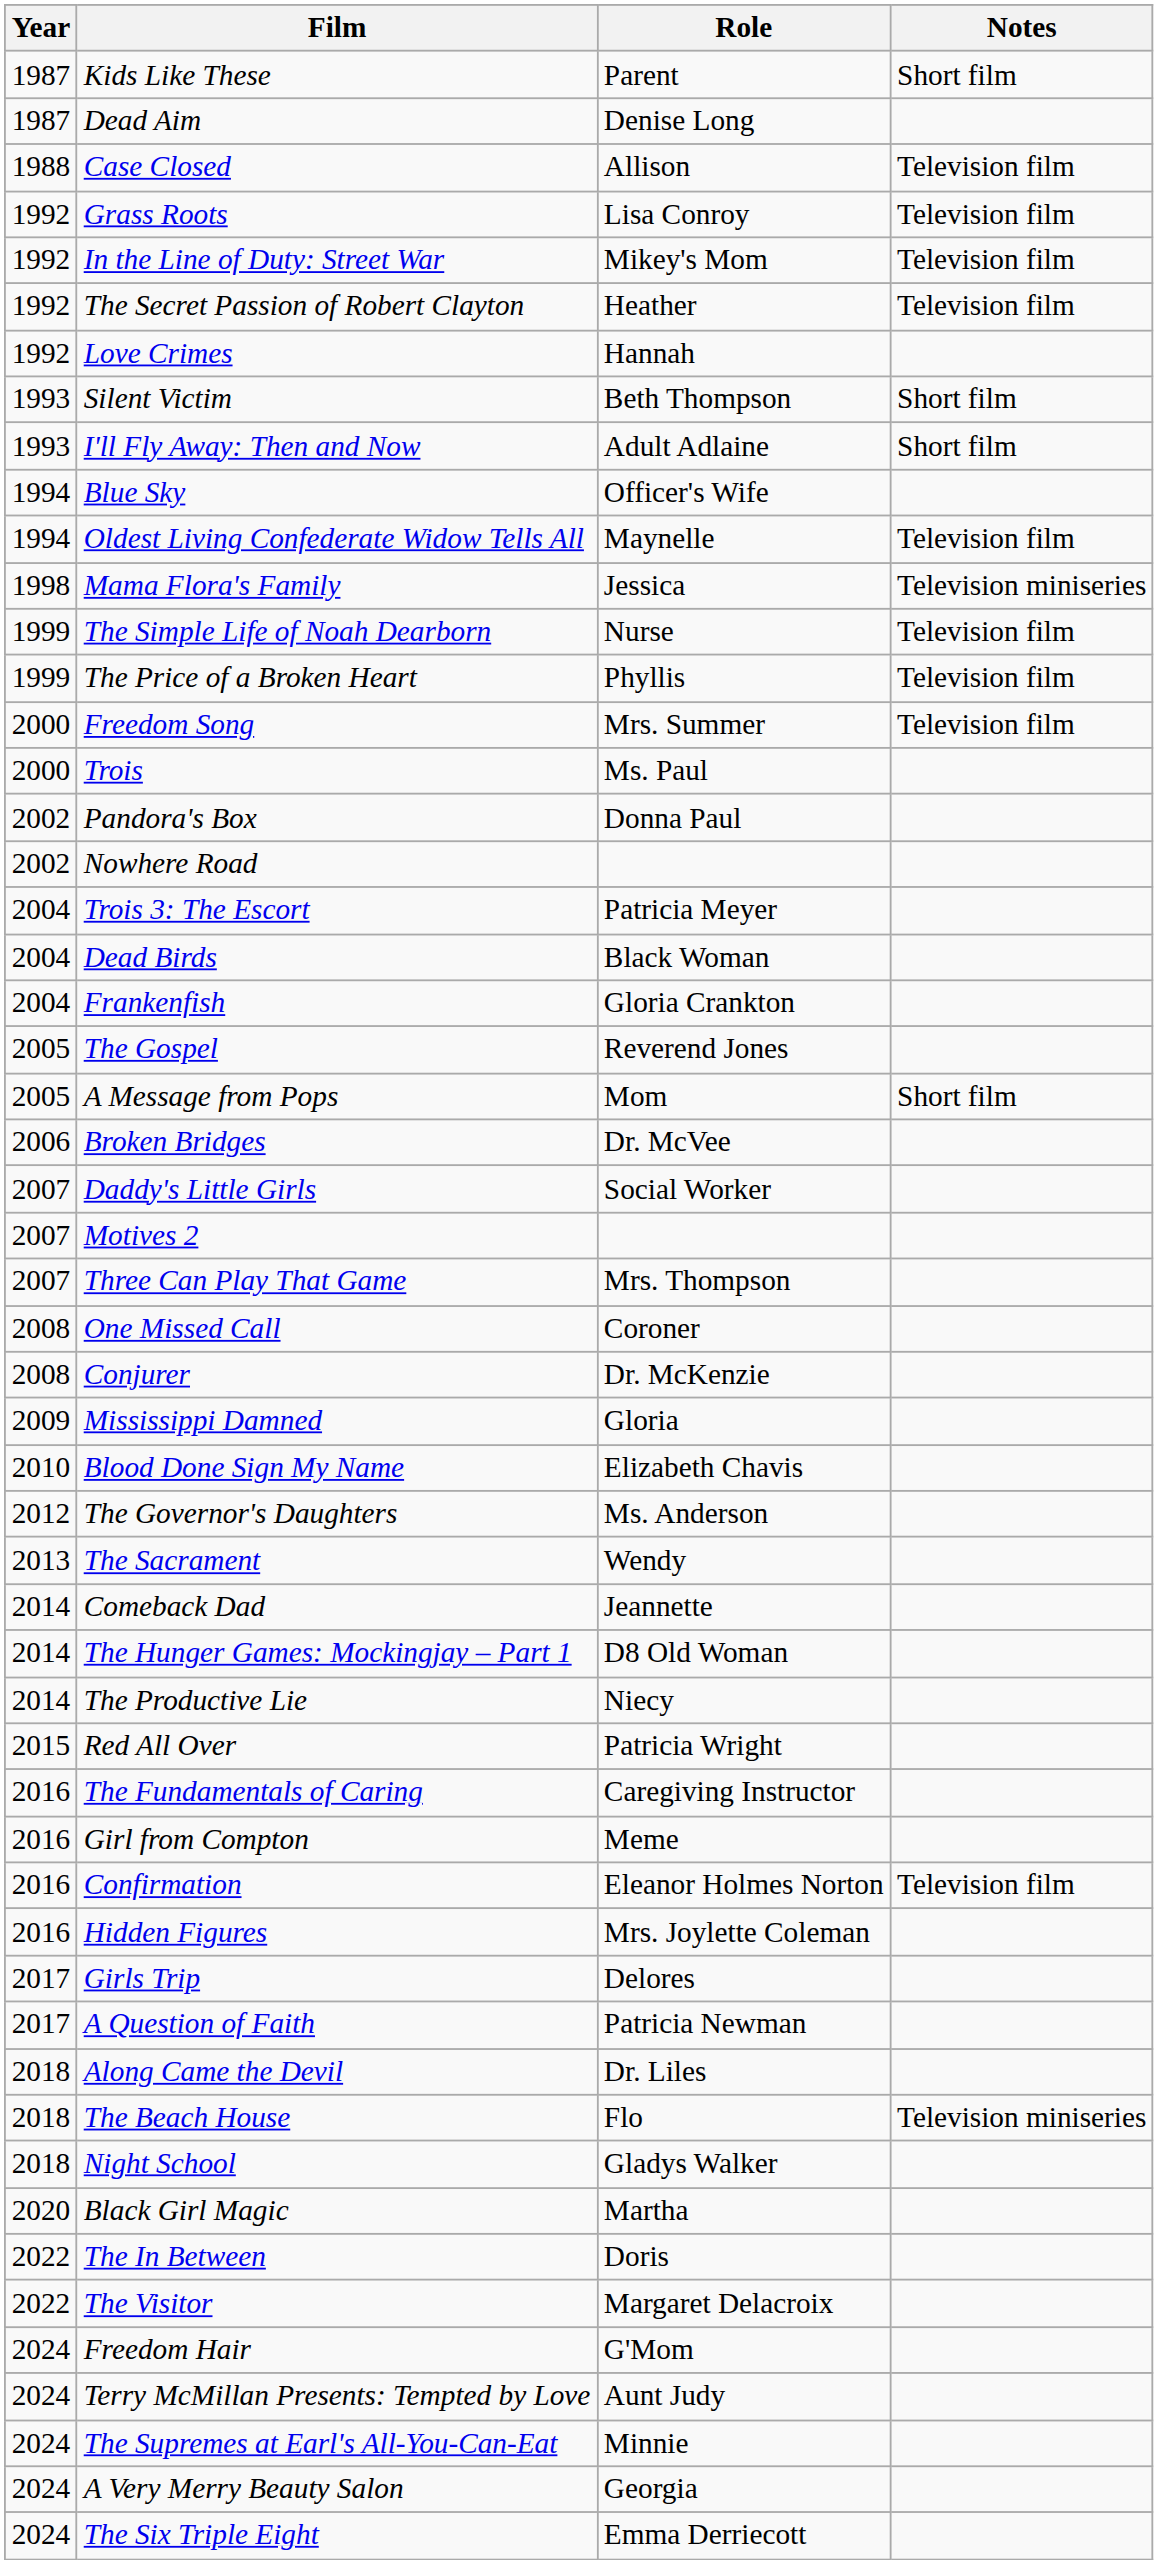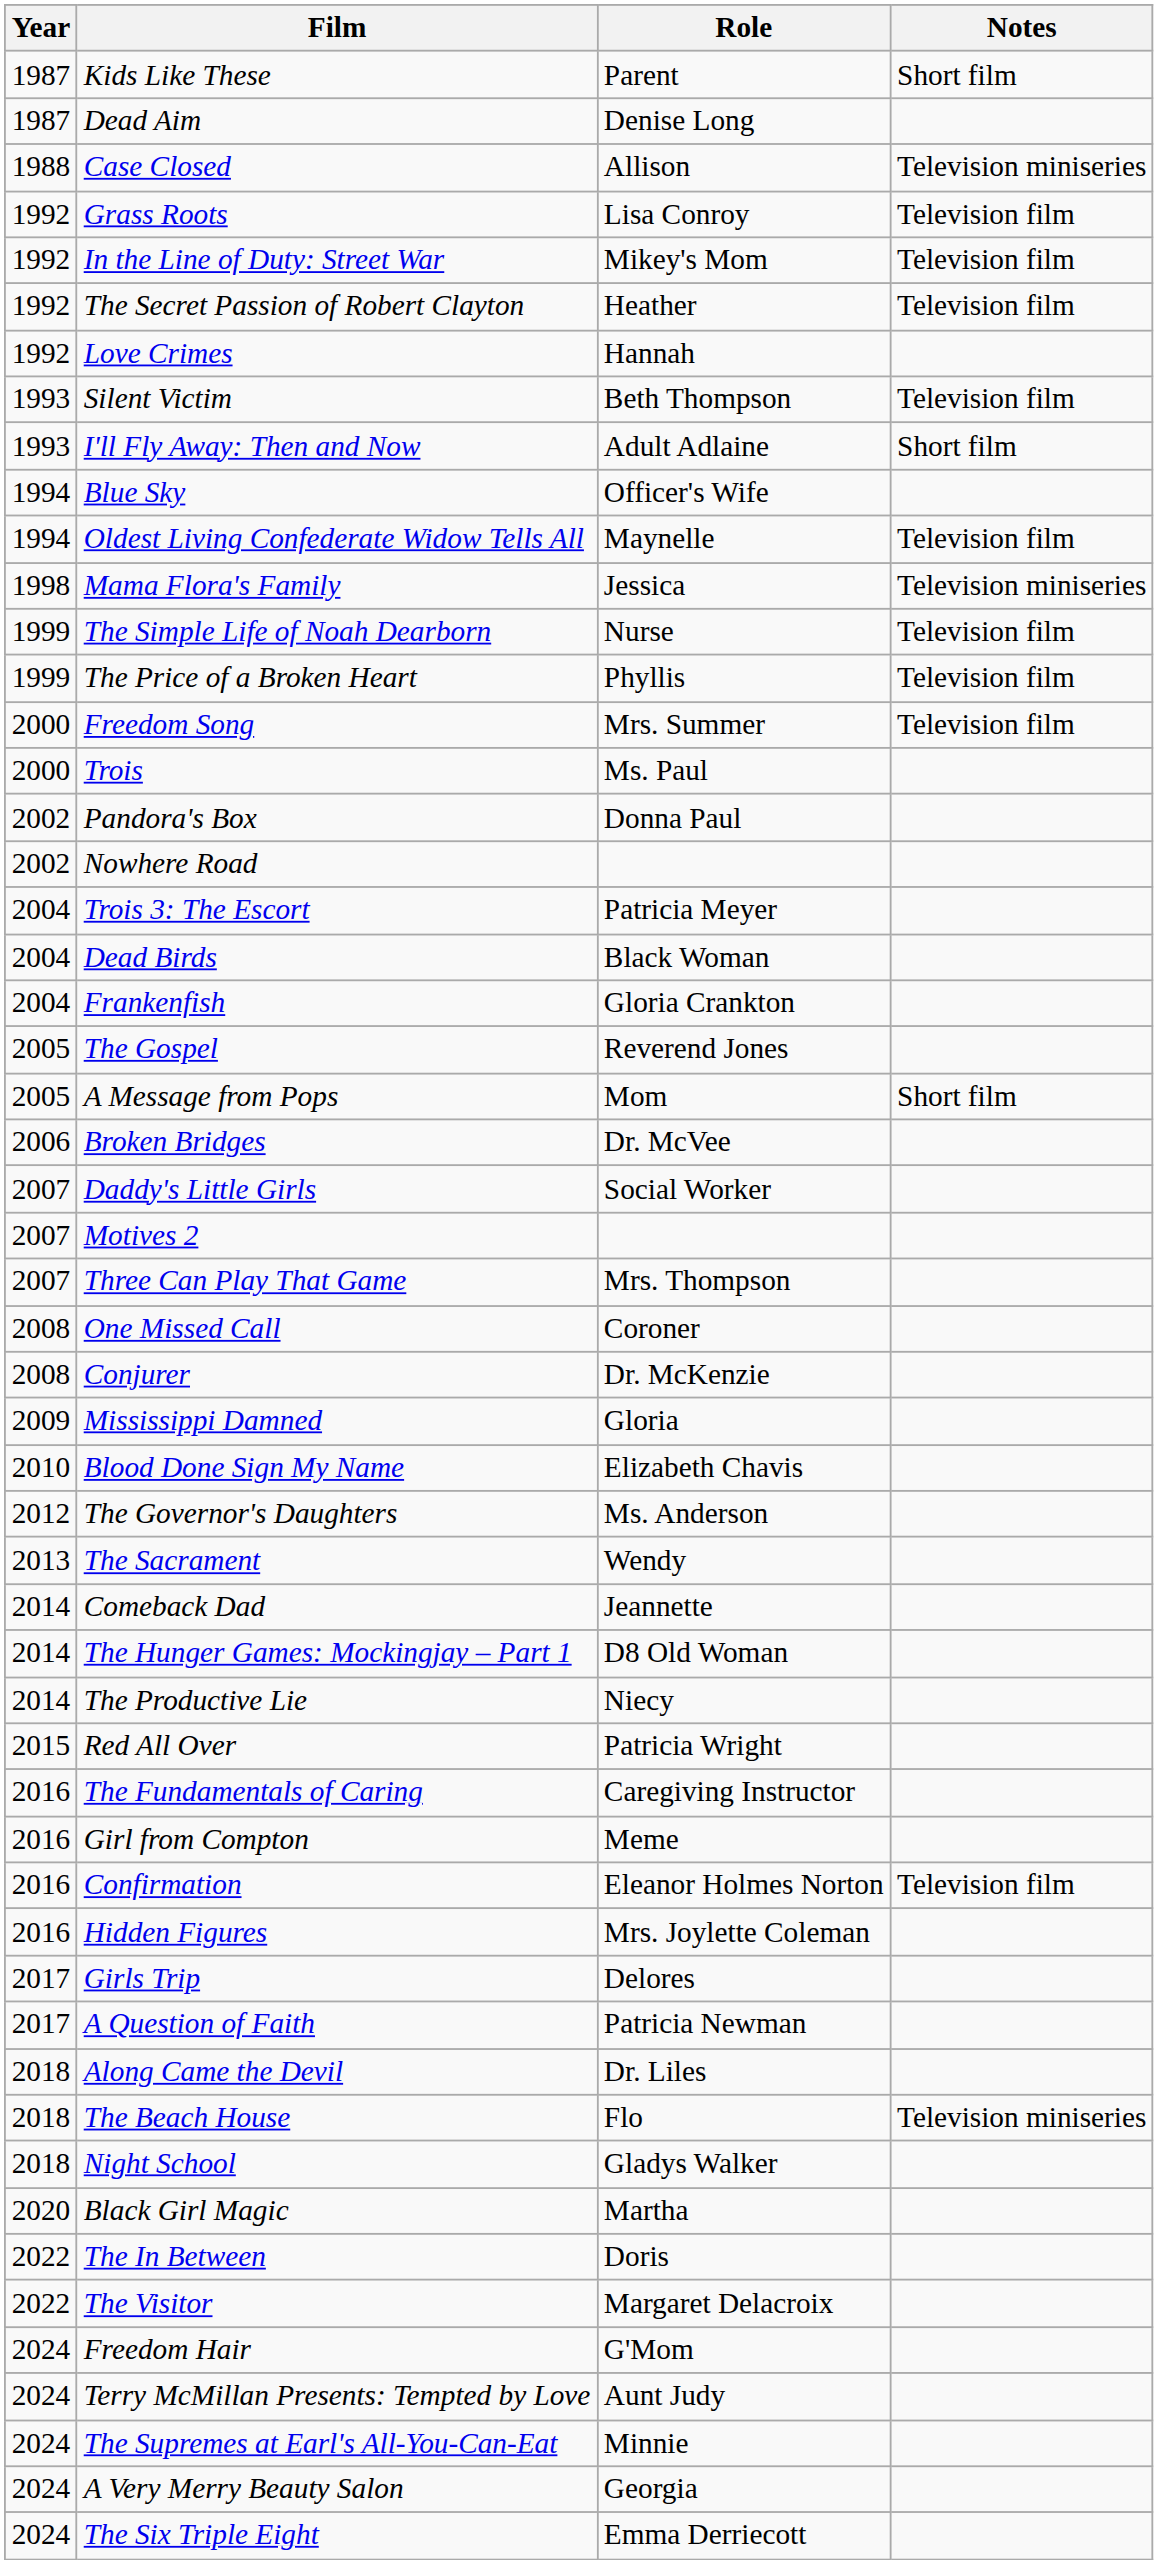(986, 167) Television film -> (1022, 167) Television miniseries
(957, 399) Short film -> (986, 399) Television film
